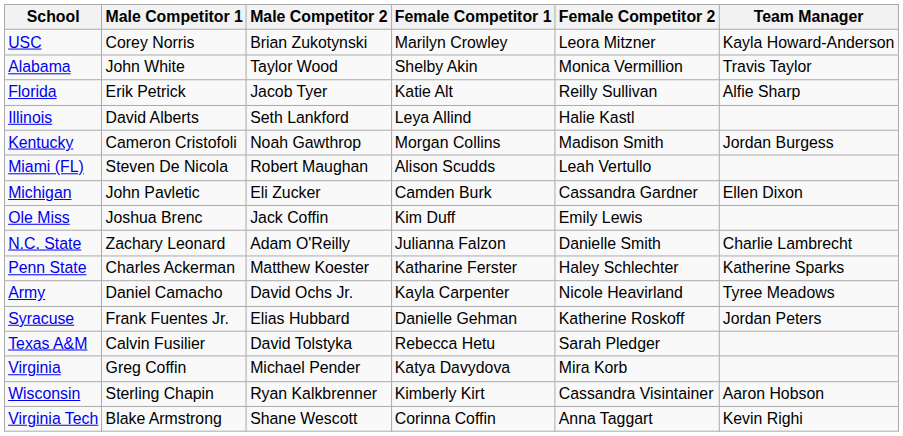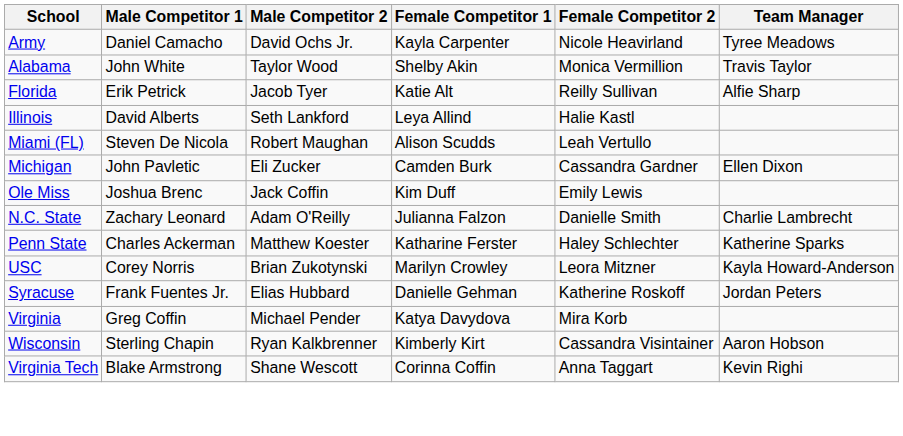rows swapped: (27, 293) <-> (25, 42)
- row: (41, 142)
- row: (48, 343)
